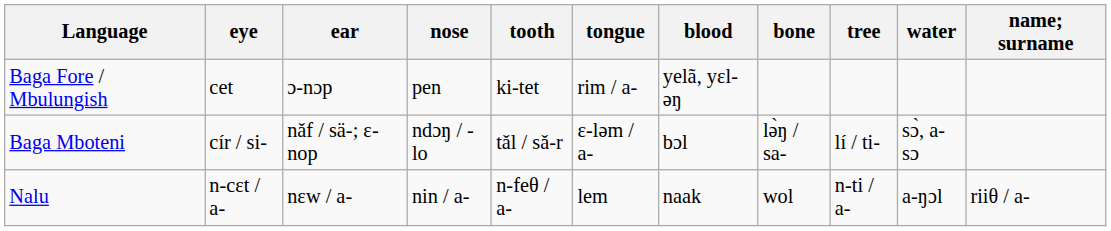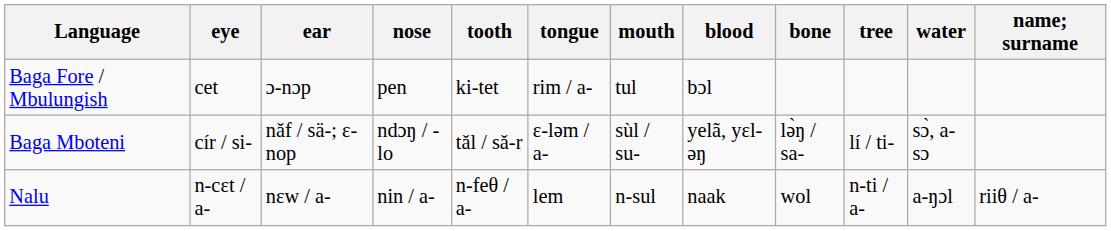+ column: (647, 32)
(700, 87) yelã, yɛl-əŋ -> (700, 87) bɔl
(675, 142) bɔl -> (725, 142) yelã, yɛl-əŋ
